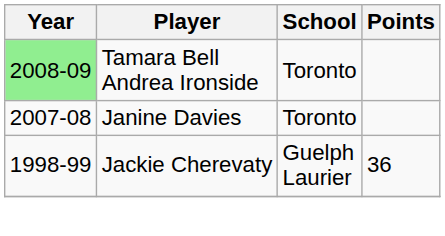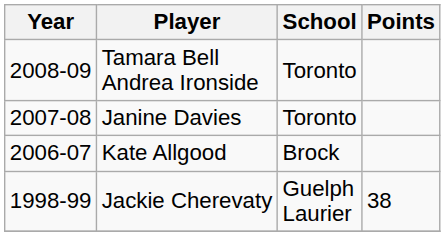(51, 69) lightgreen background -> (51, 69) no background
+ row: (164, 152)
(379, 165) 36 -> (379, 200) 38
